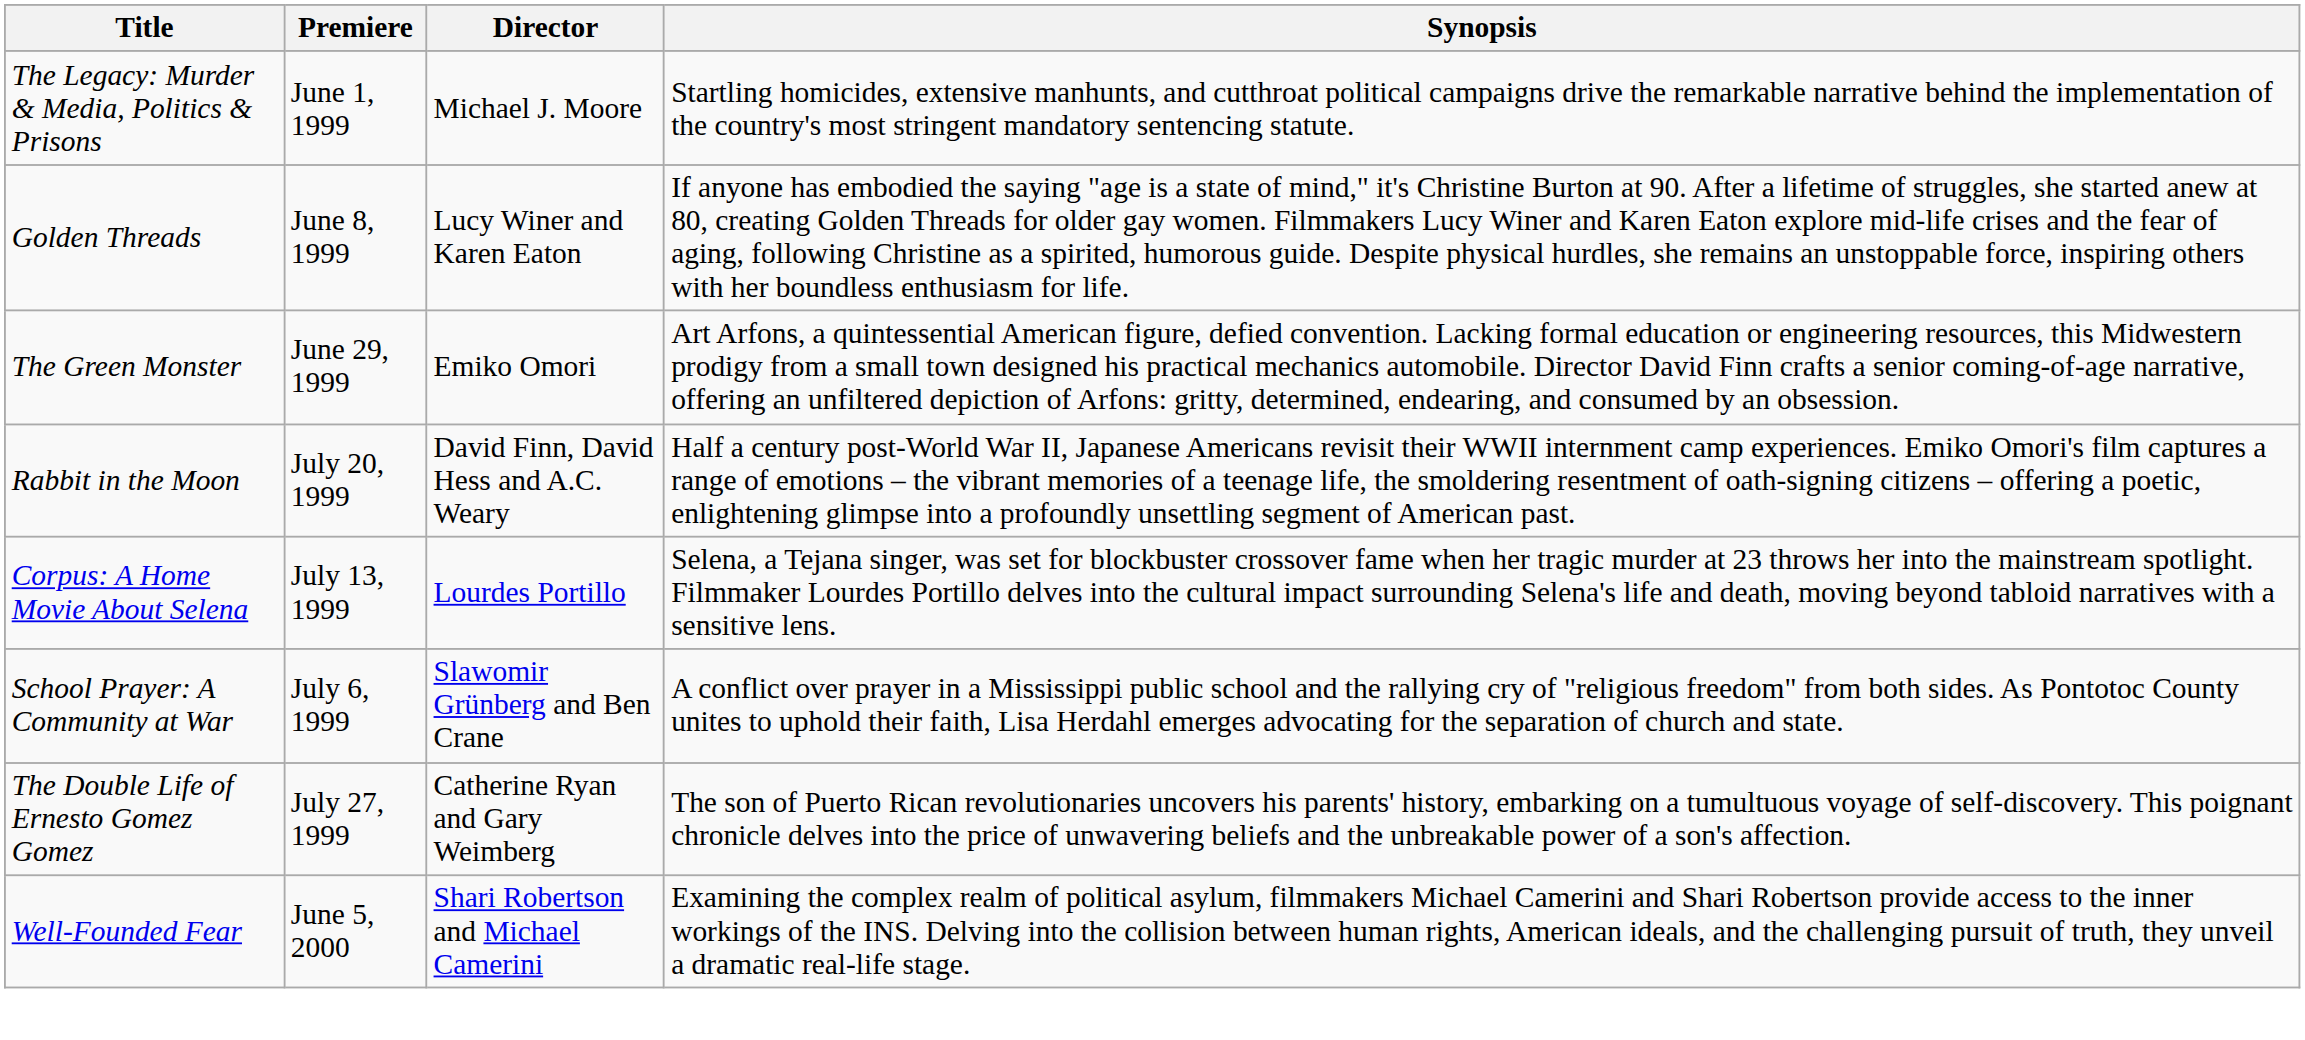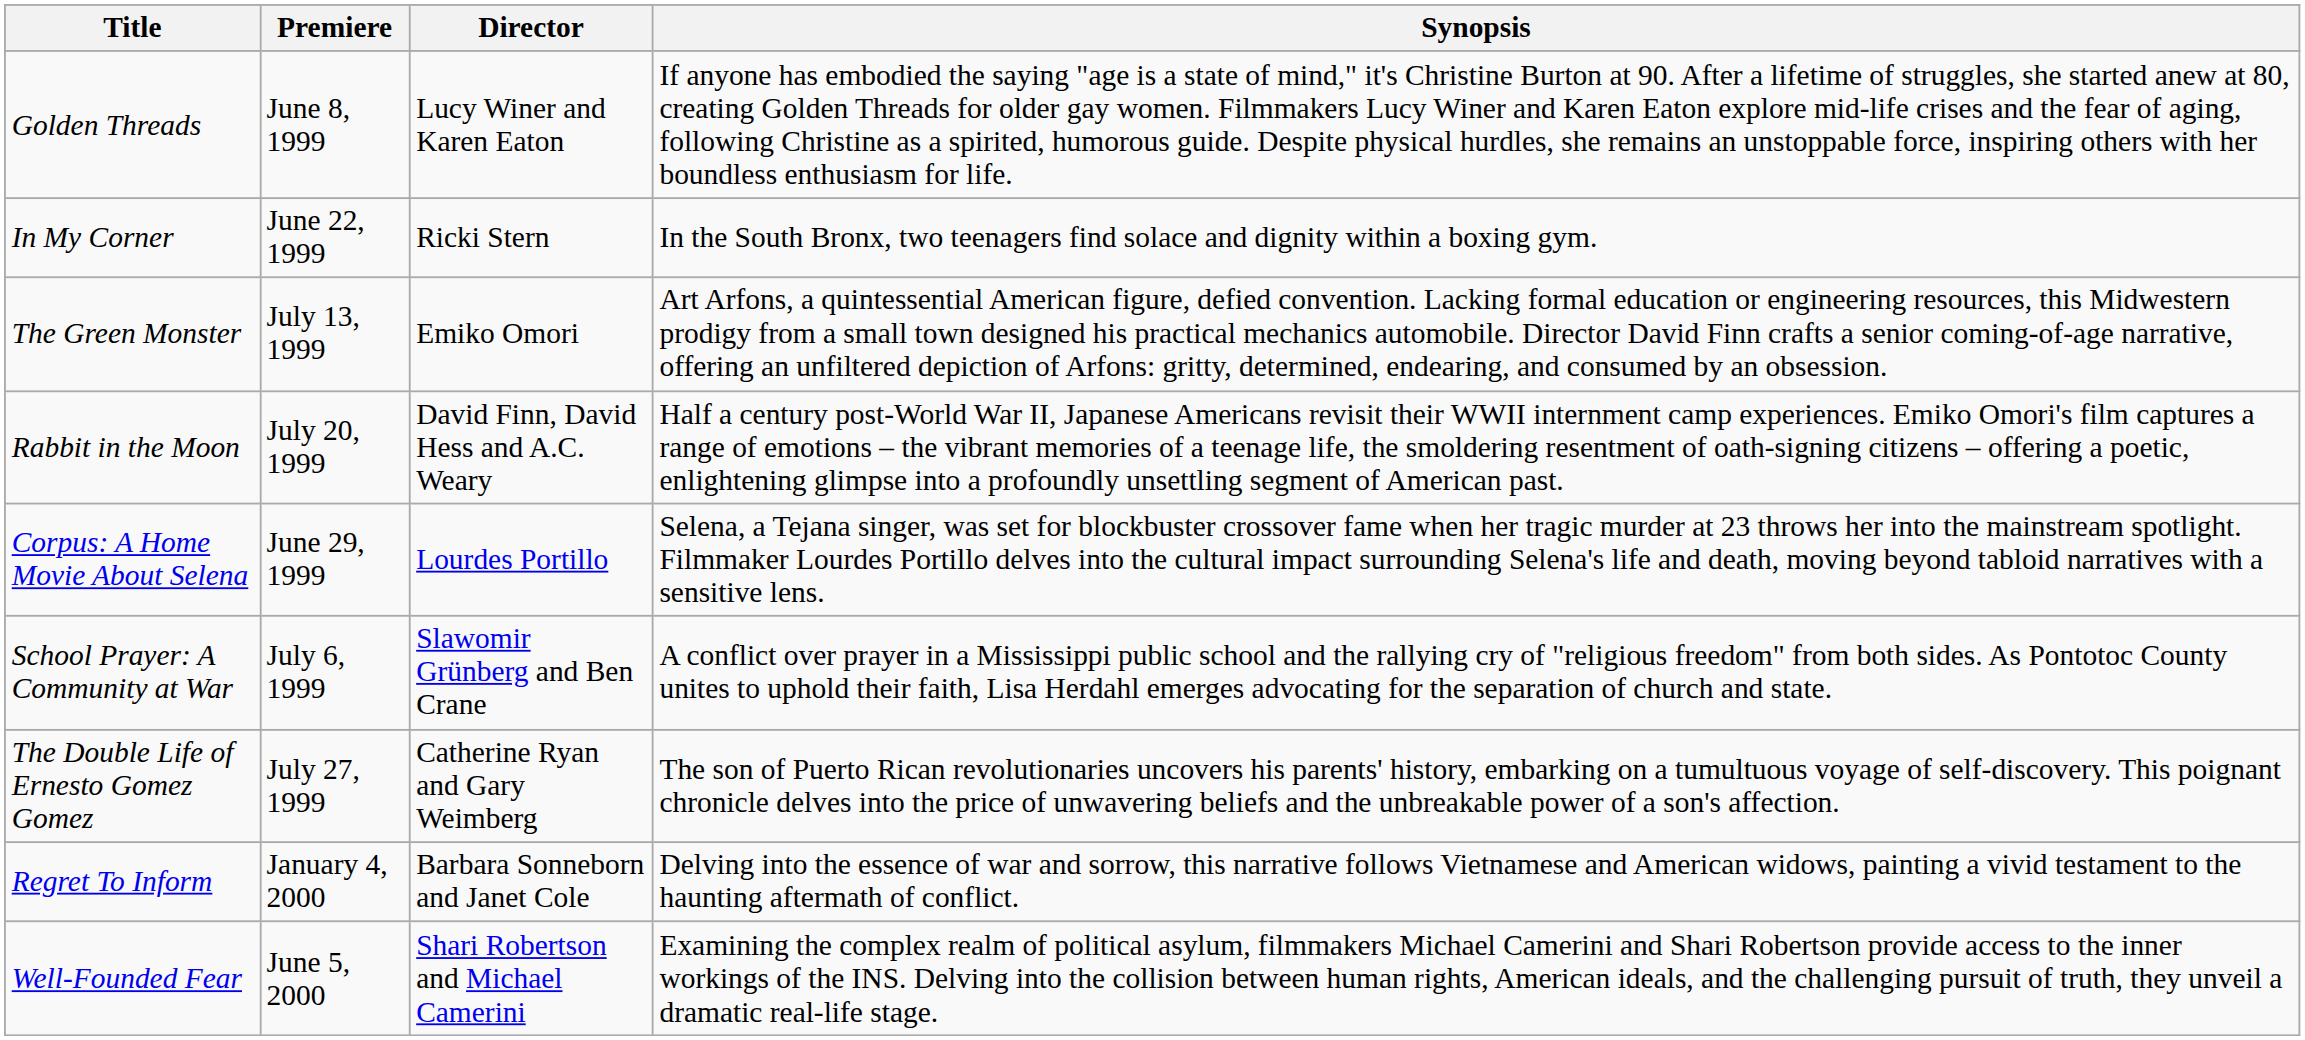- row: (133, 107)
+ row: (93, 237)
(340, 366) June 29, 1999 -> (313, 333) July 13, 1999
(337, 592) July 13, 1999 -> (316, 559) June 29, 1999
+ row: (112, 881)
